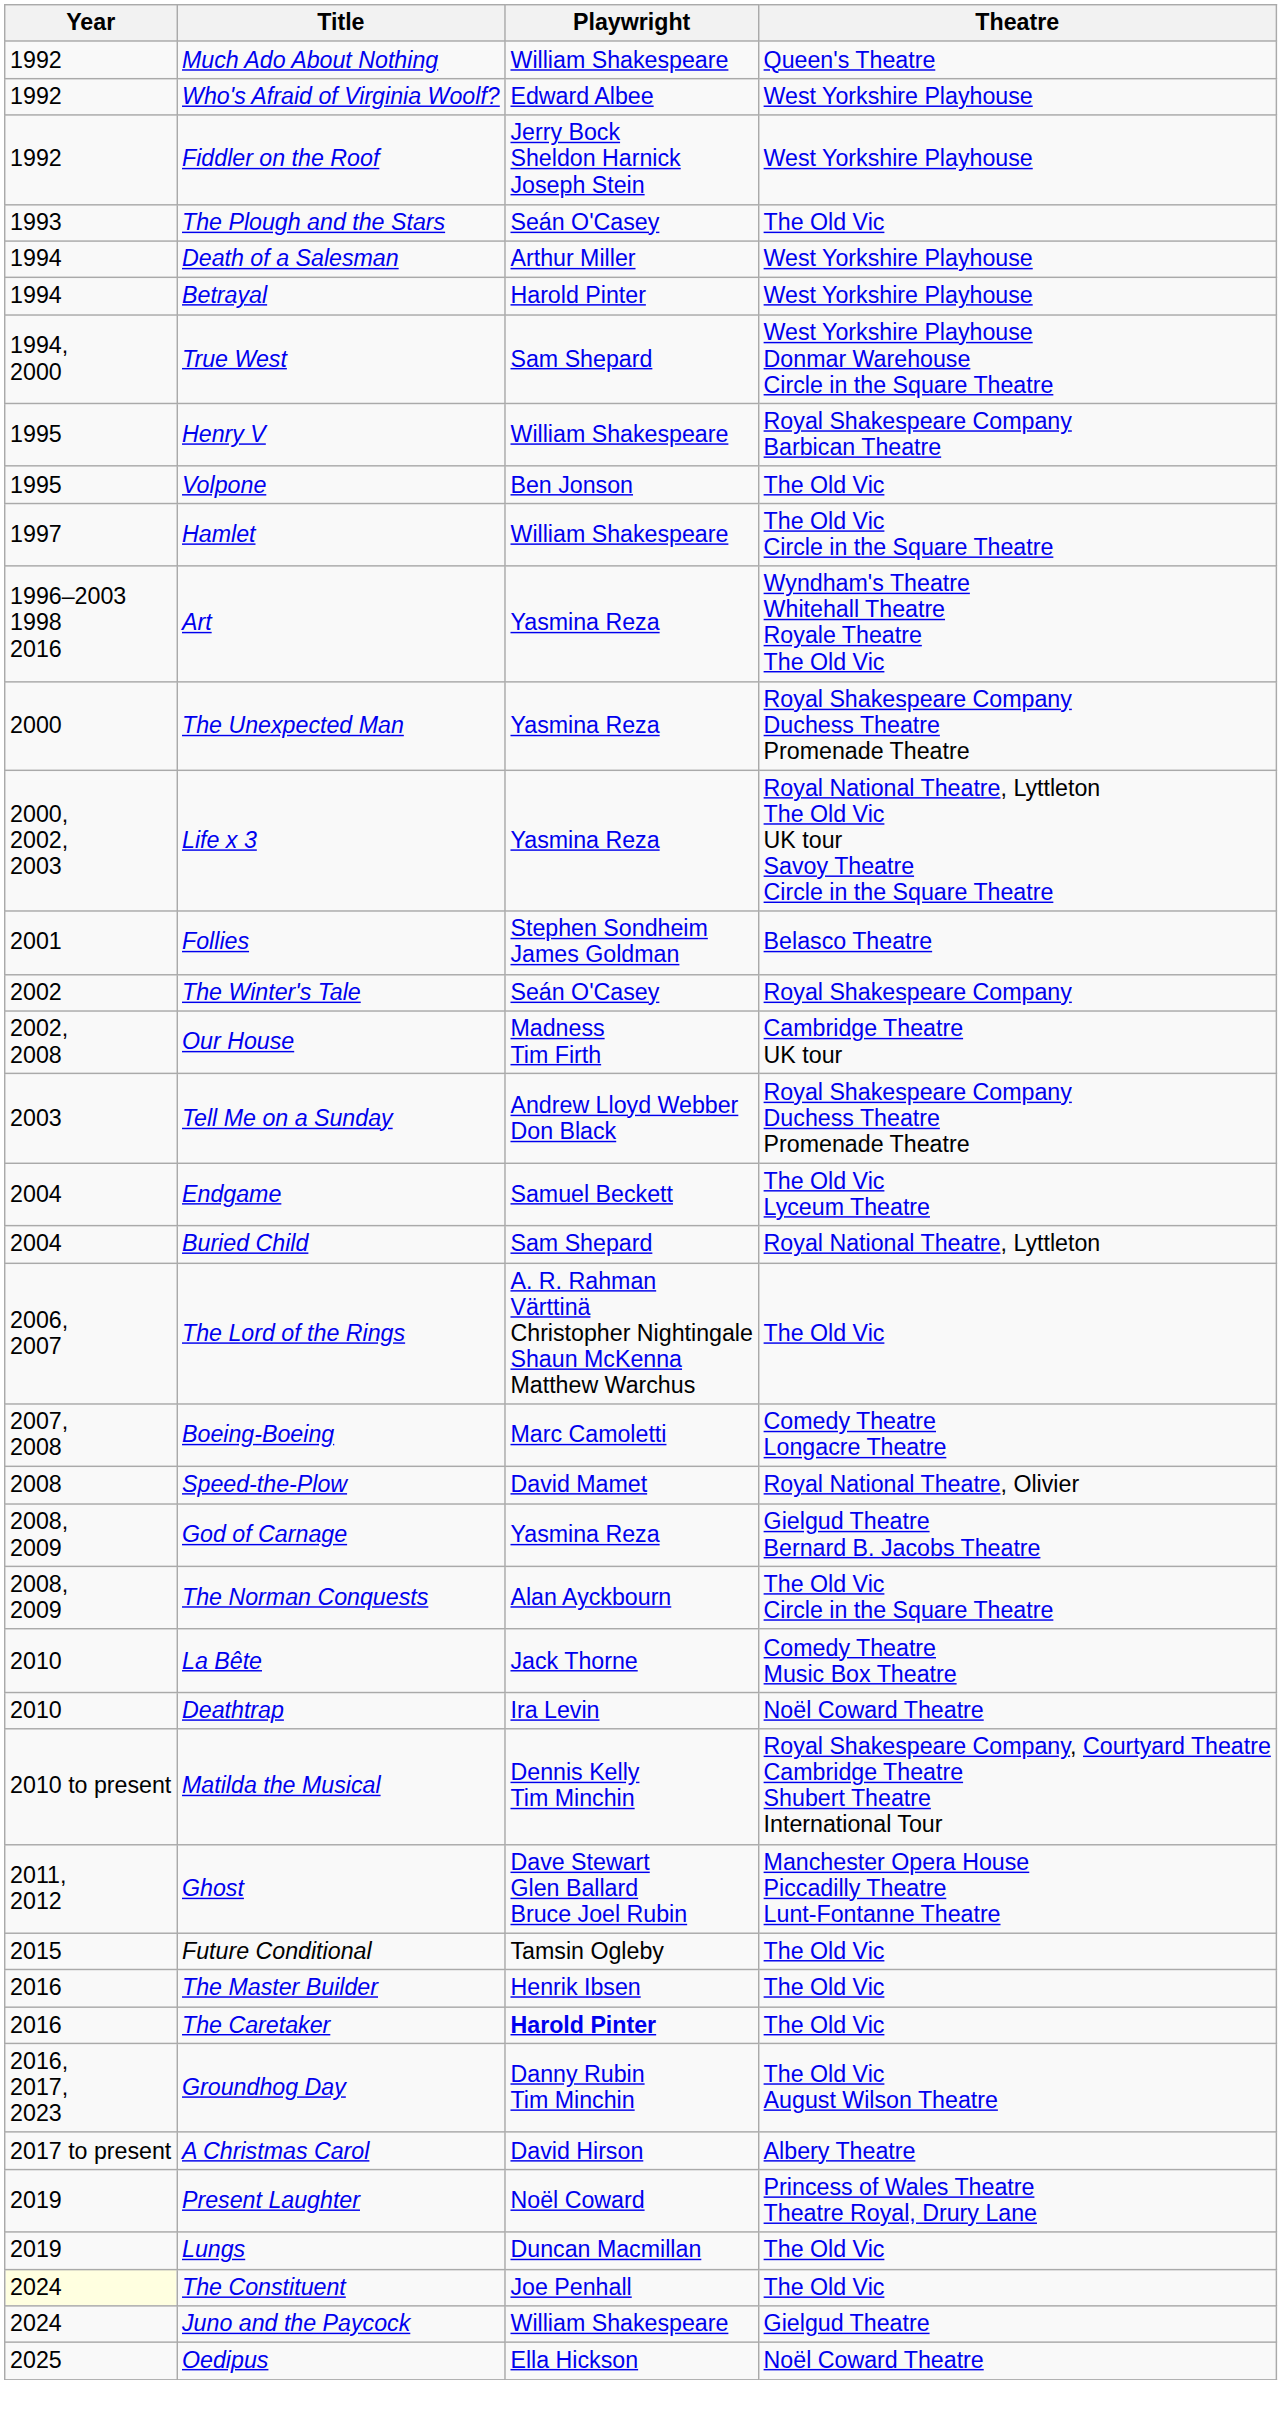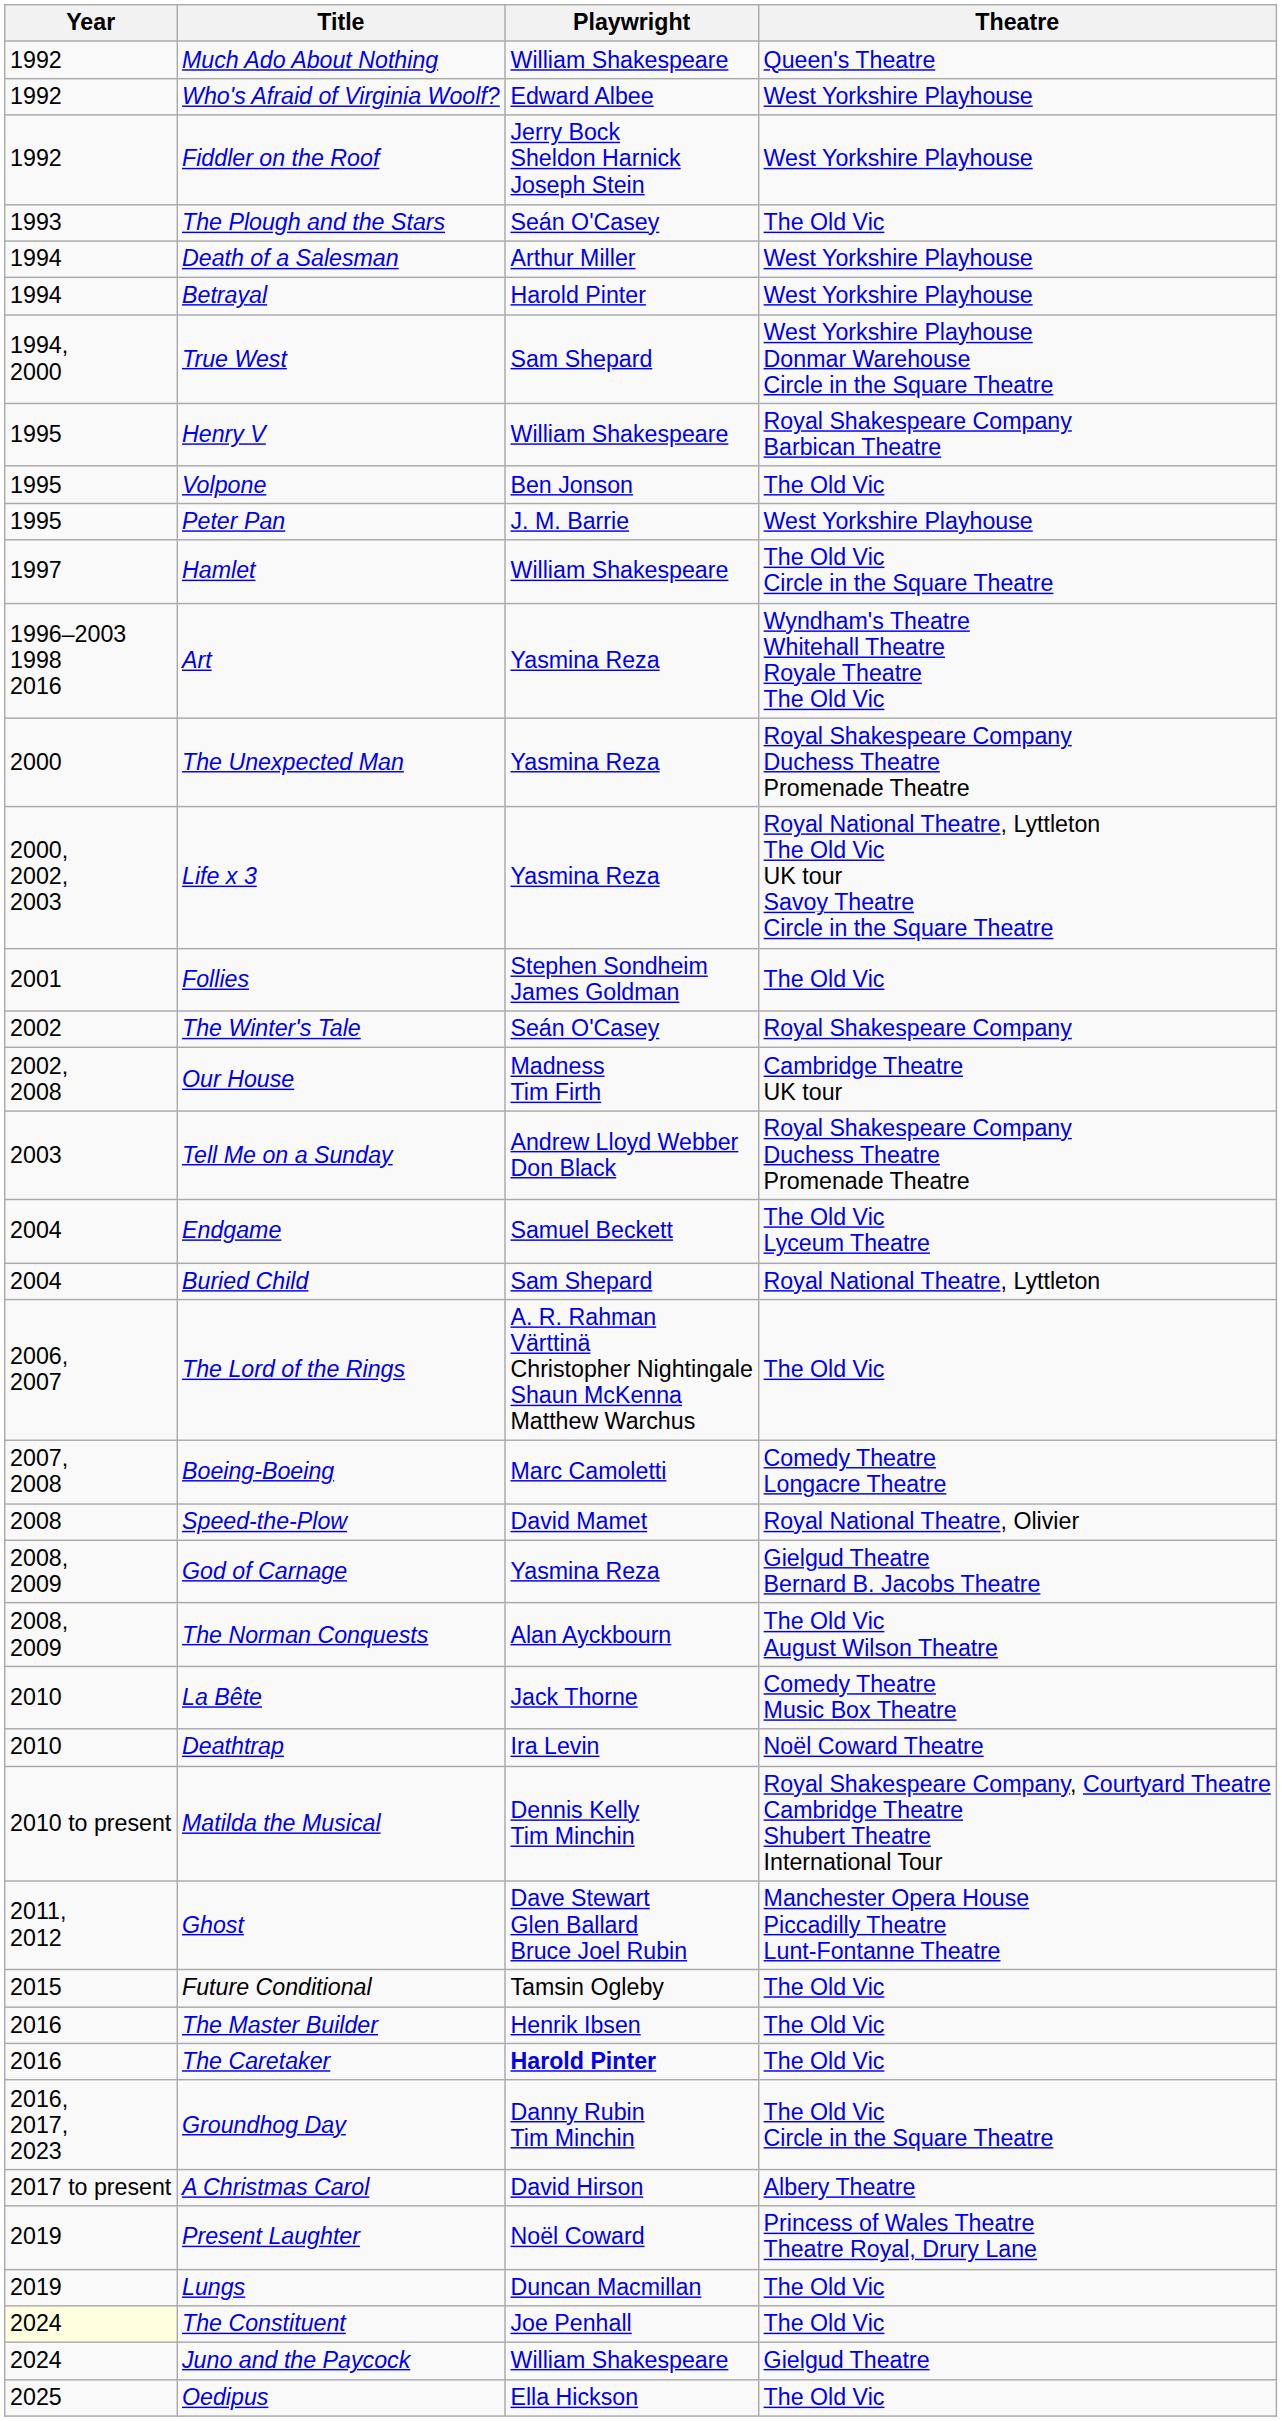+ row: (234, 521)
(848, 942) Belasco Theatre -> (824, 979) The Old Vic
(908, 1597) The Old Vic Circle in the Square Theatre -> (881, 1634) The Old Vic August Wilson Theatre
(881, 2087) The Old Vic August Wilson Theatre -> (908, 2124) The Old Vic Circle in the Square Theatre
(874, 2360) Noël Coward Theatre -> (824, 2397) The Old Vic
